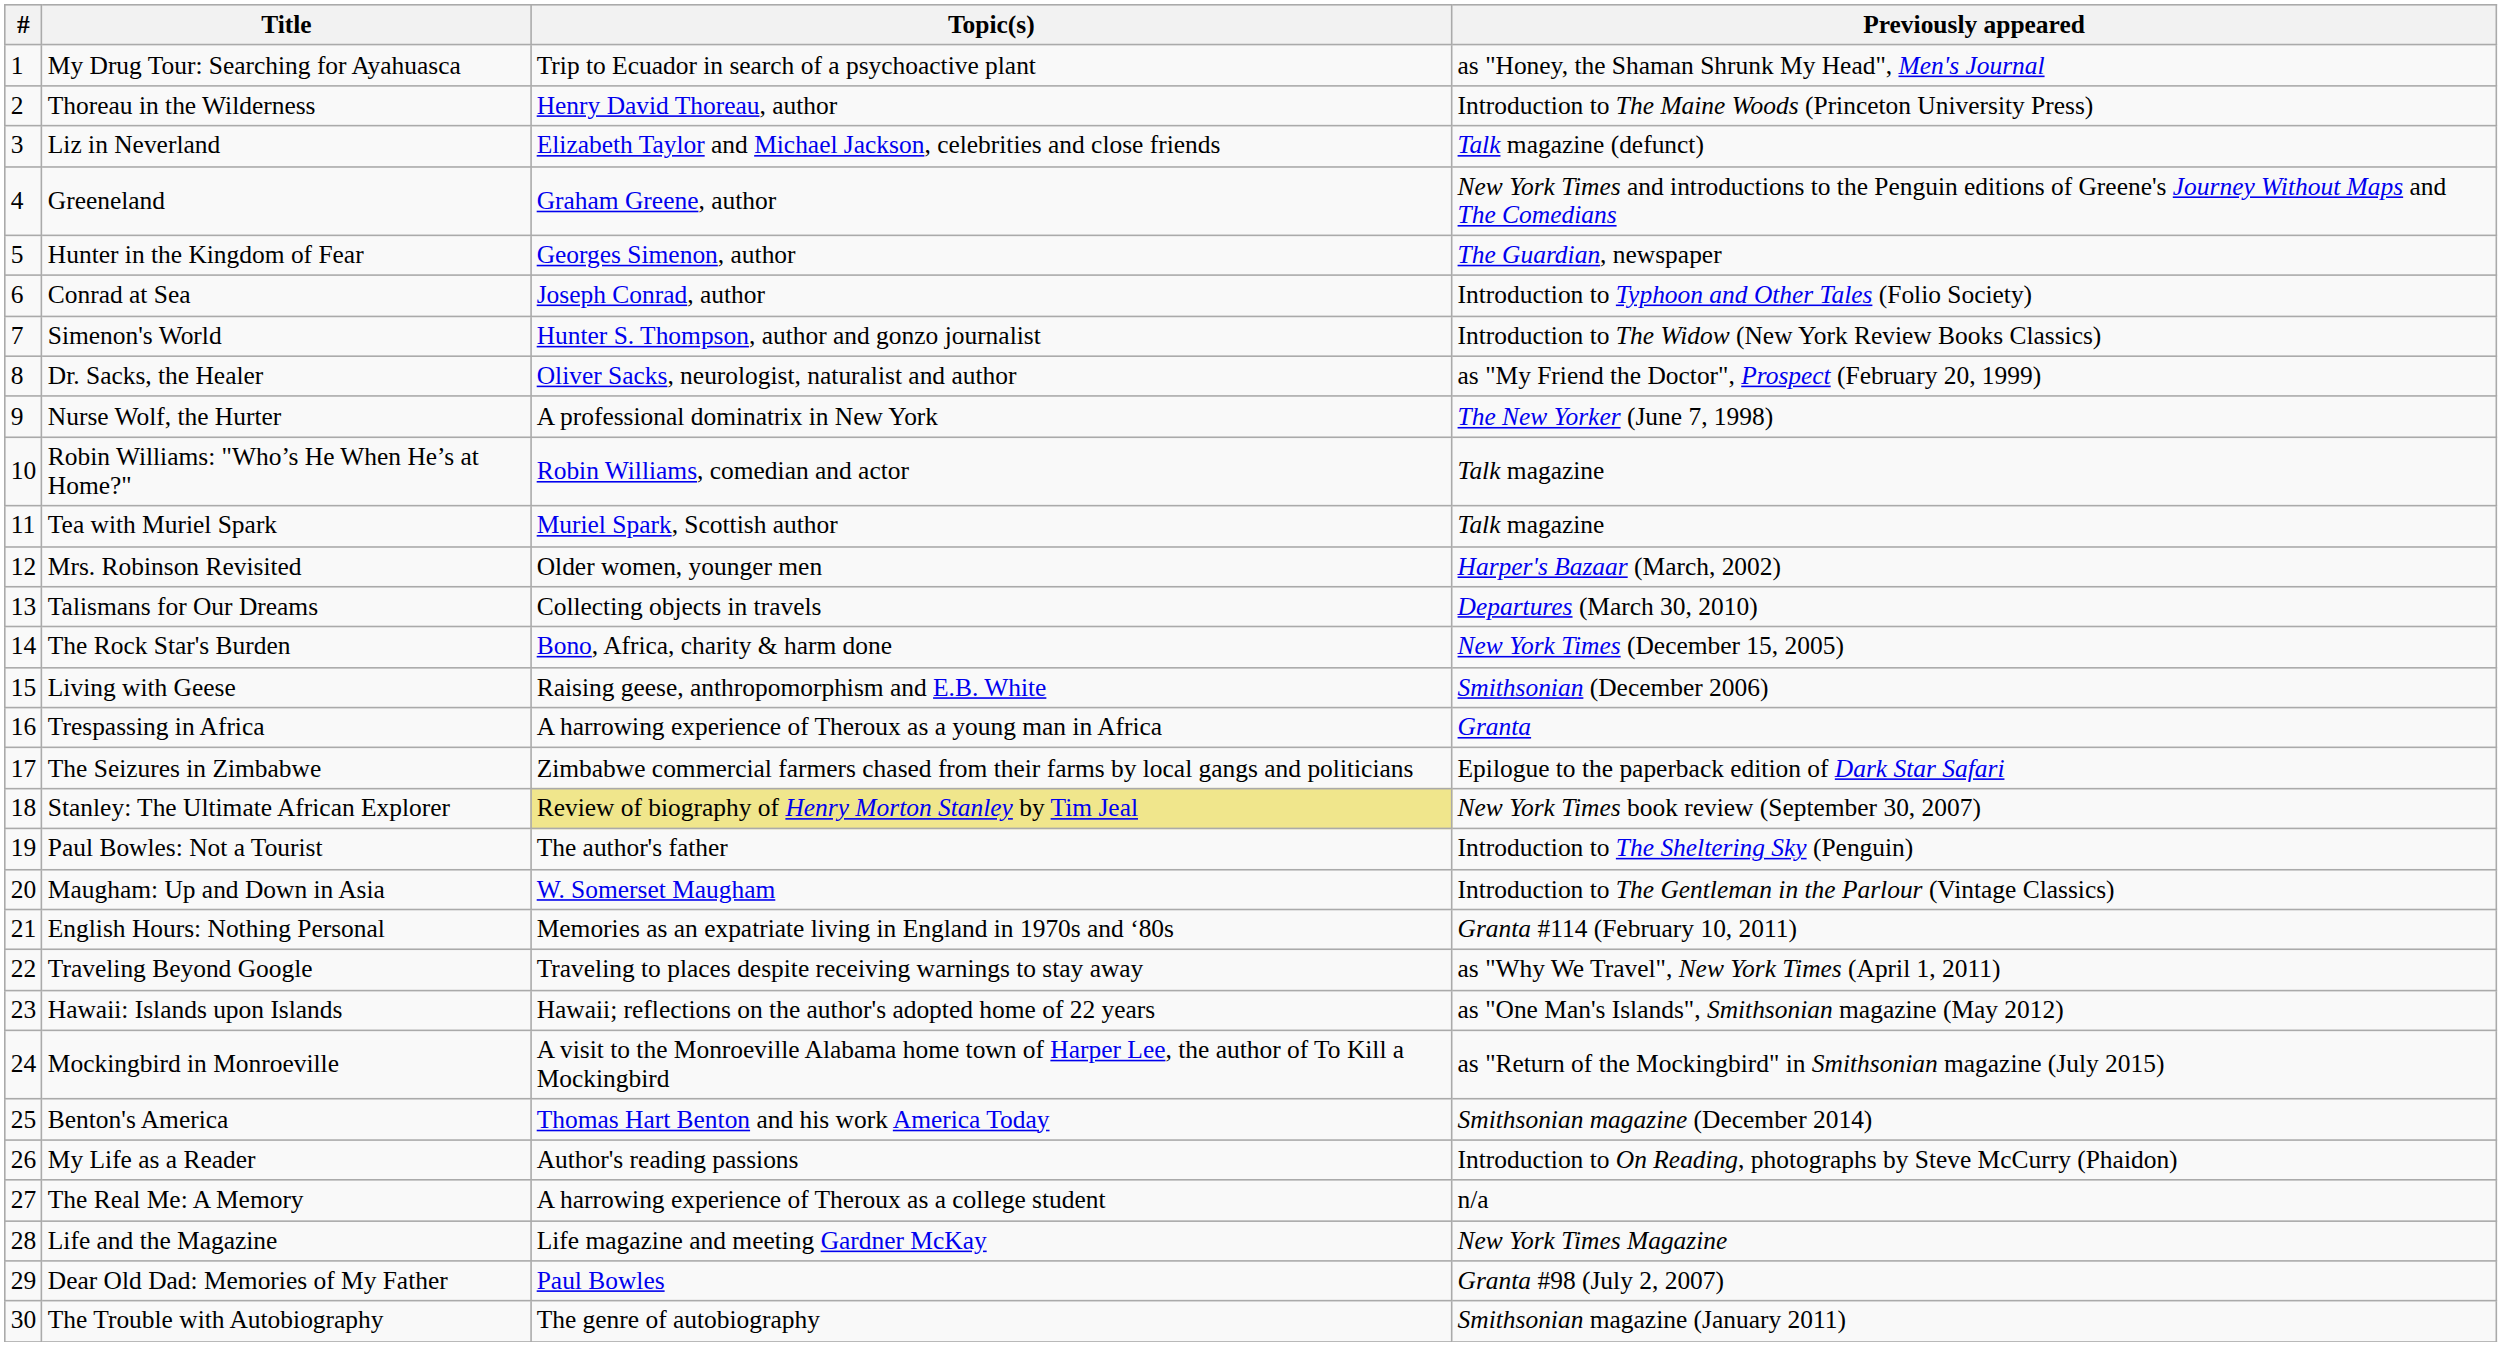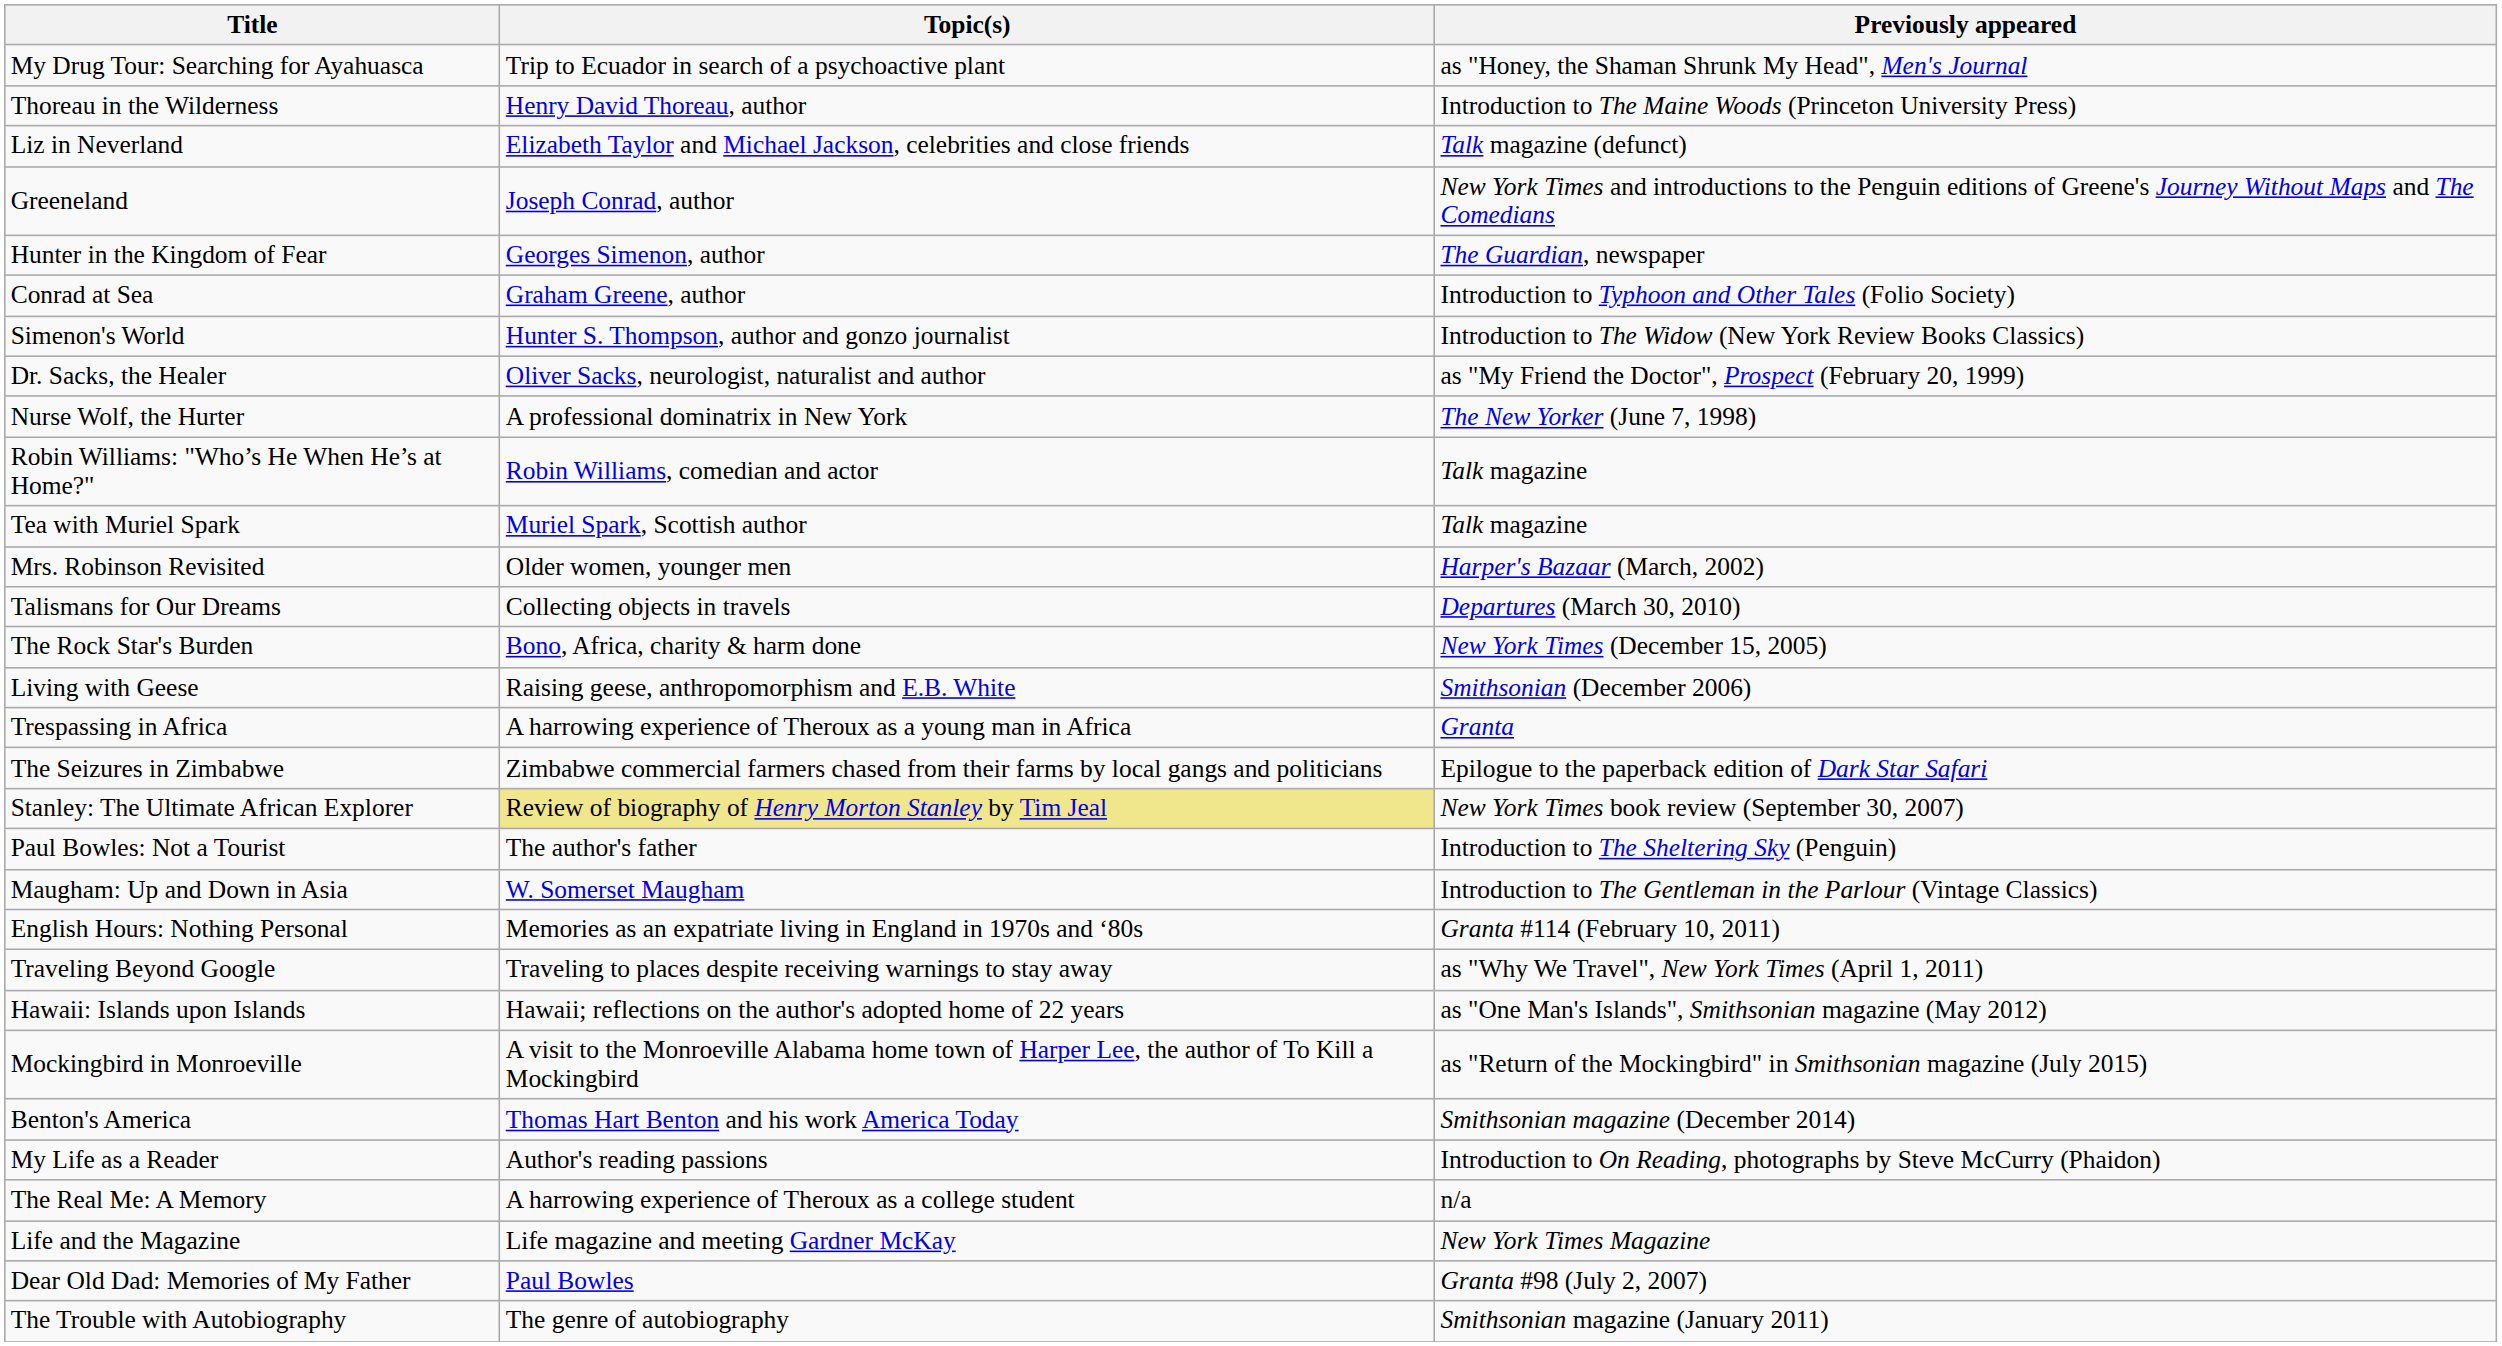- column: (23, 24)
(656, 200) Graham Greene, author -> (620, 200) Joseph Conrad, author
(651, 295) Joseph Conrad, author -> (625, 295) Graham Greene, author
